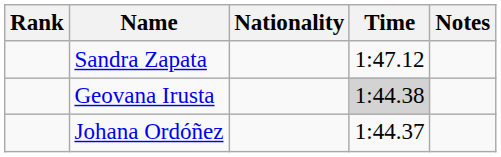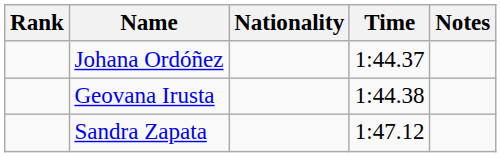rows swapped: (149, 132) <-> (141, 59)
(390, 95) lightgrey background -> (390, 95) no background
